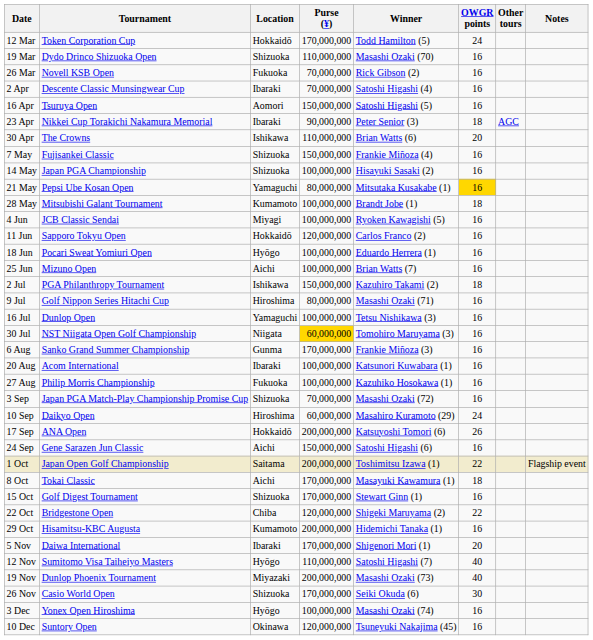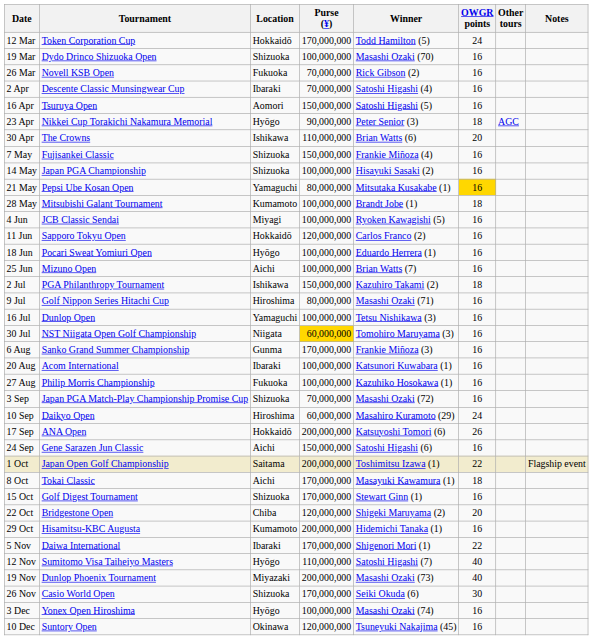(327, 57) 110,000,000 -> (327, 57) 100,000,000
(267, 122) Ibaraki -> (266, 122) Hyōgo
(477, 513) 22 -> (477, 513) 20
(477, 545) 20 -> (477, 545) 22
